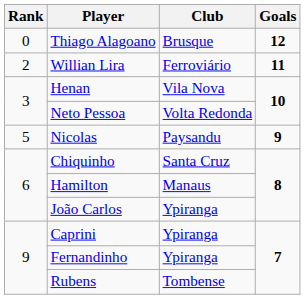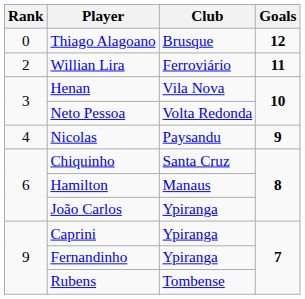(26, 137) 5 -> (26, 137) 4
